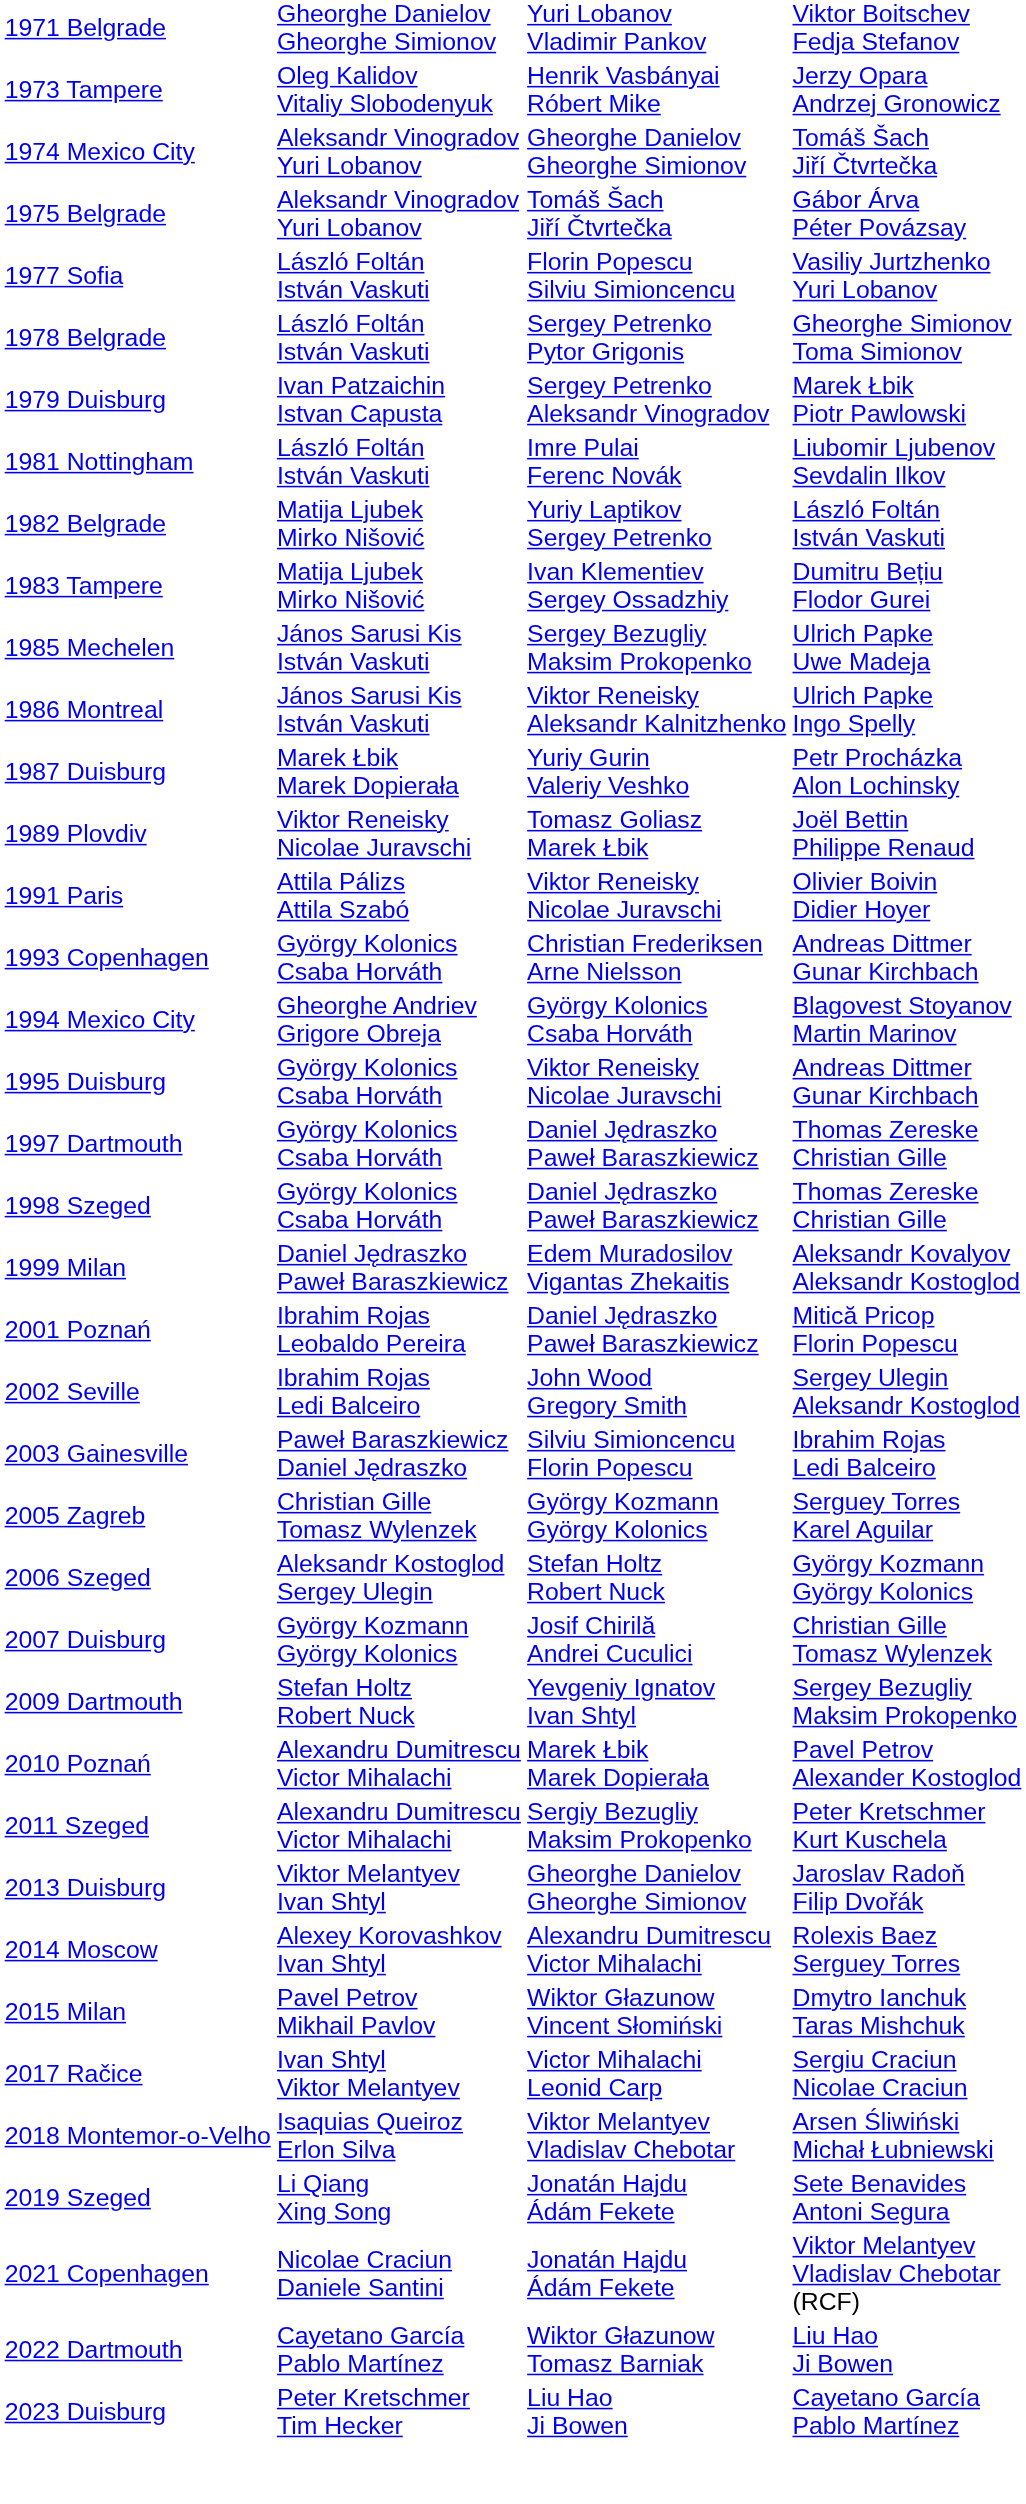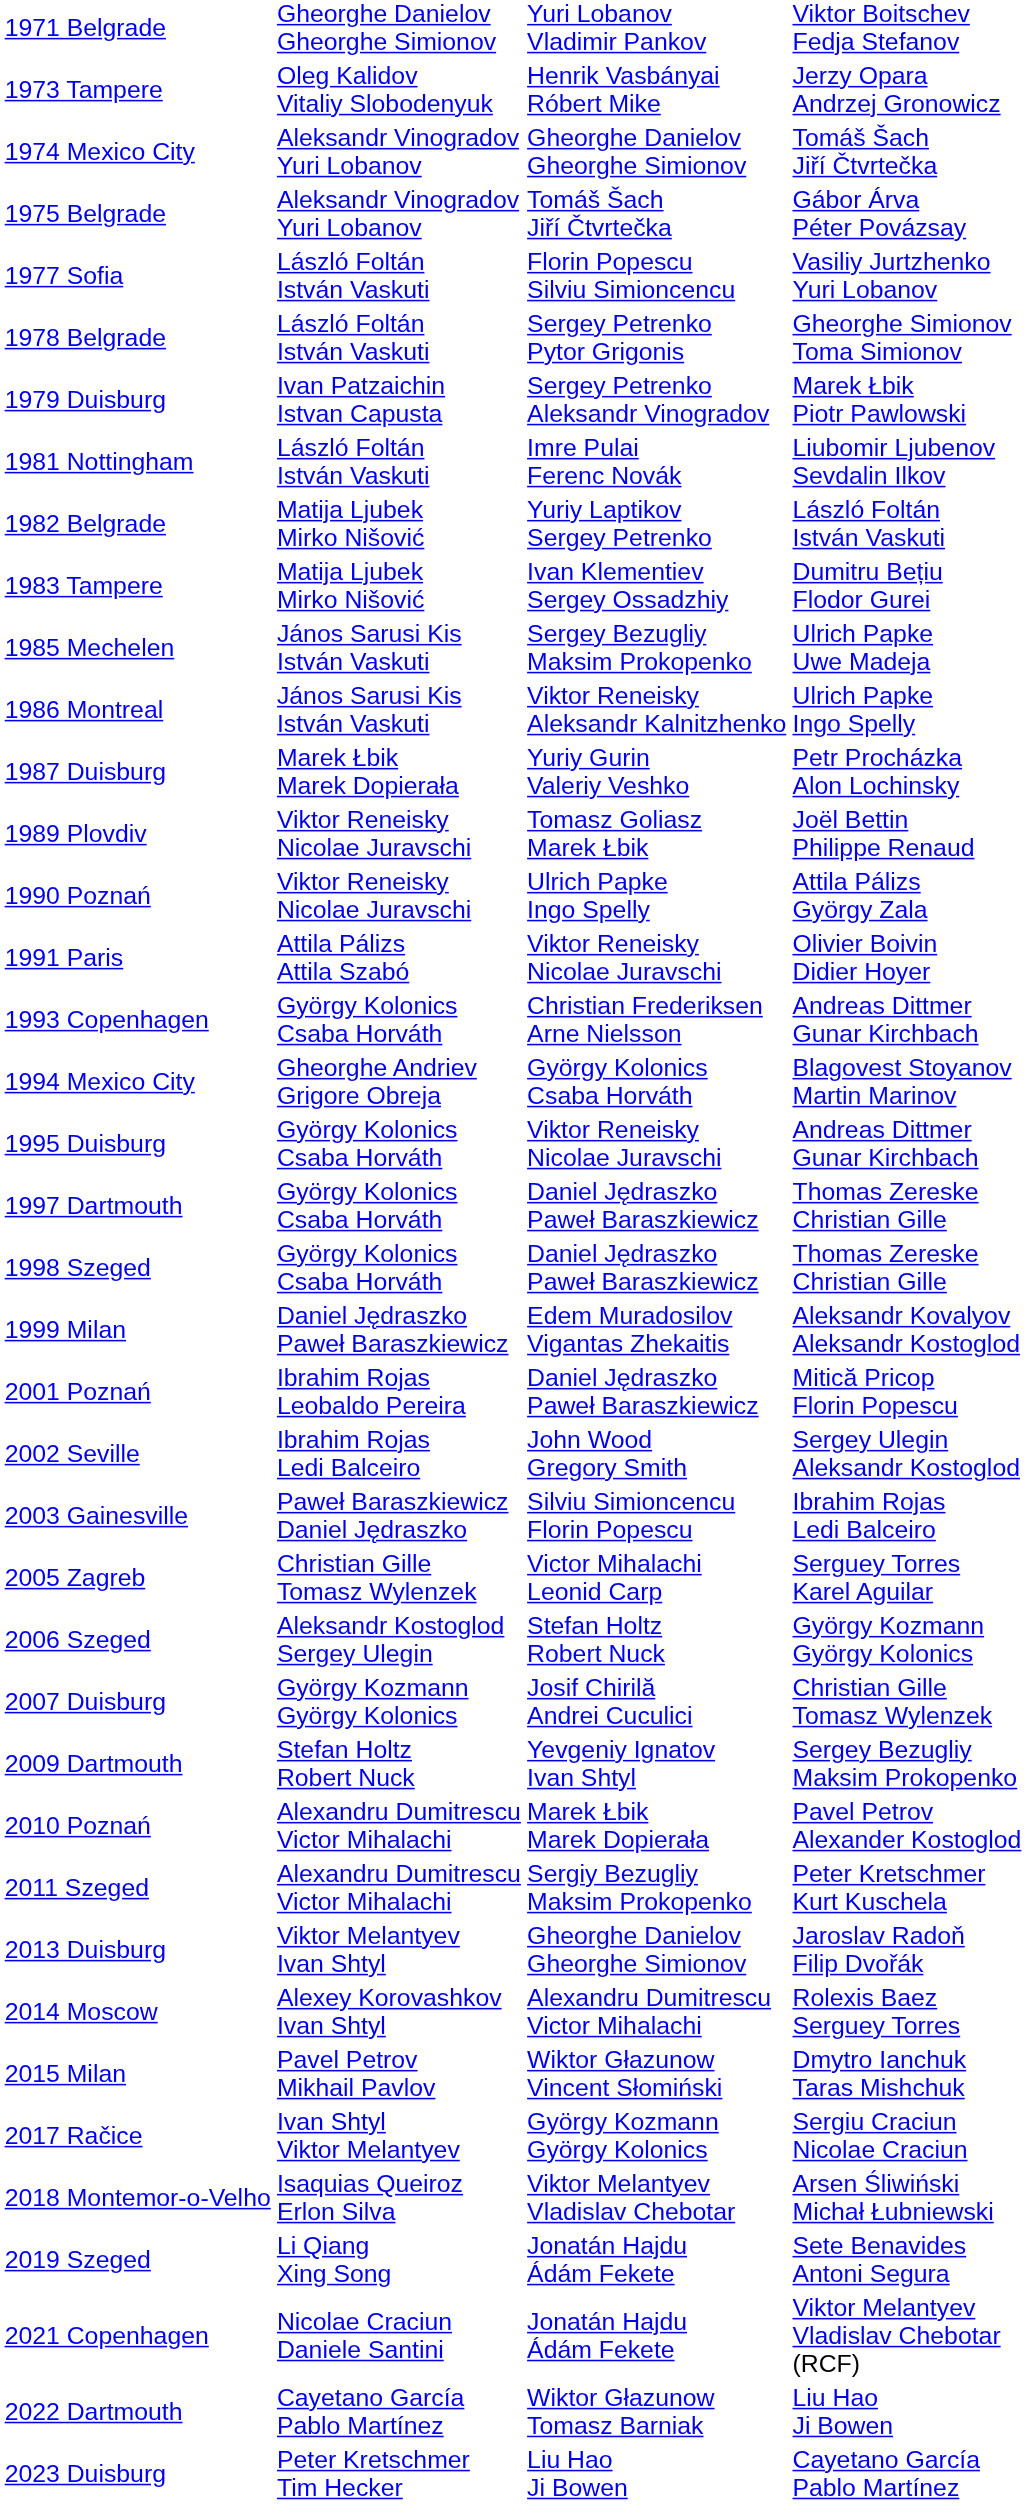+ row: (78, 896)
(623, 1516) György Kozmann György Kolonics -> (614, 1578) Victor Mihalachi Leonid Carp
(614, 2074) Victor Mihalachi Leonid Carp -> (623, 2136) György Kozmann György Kolonics
